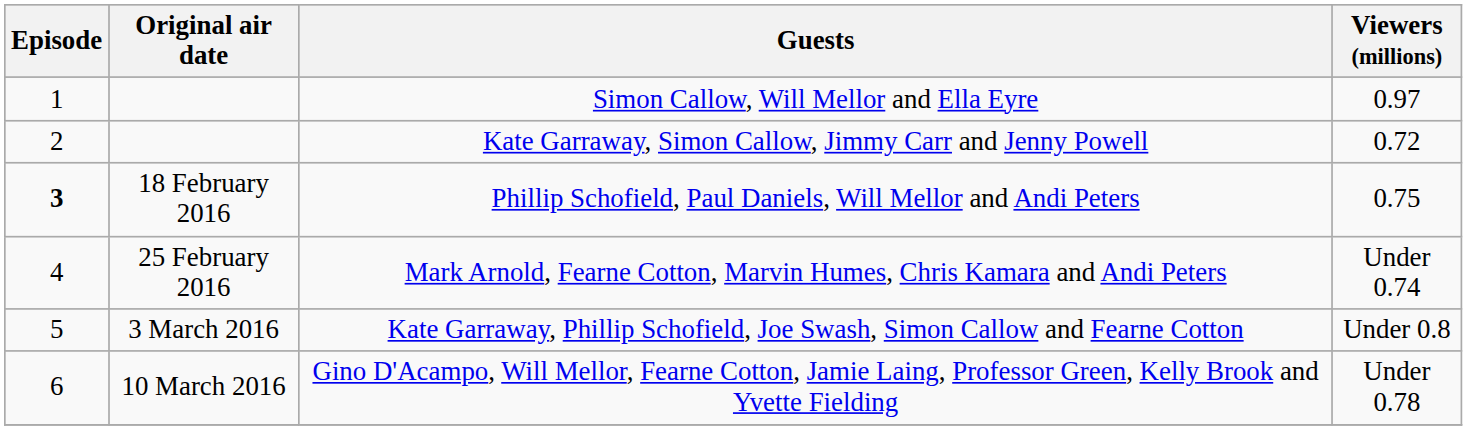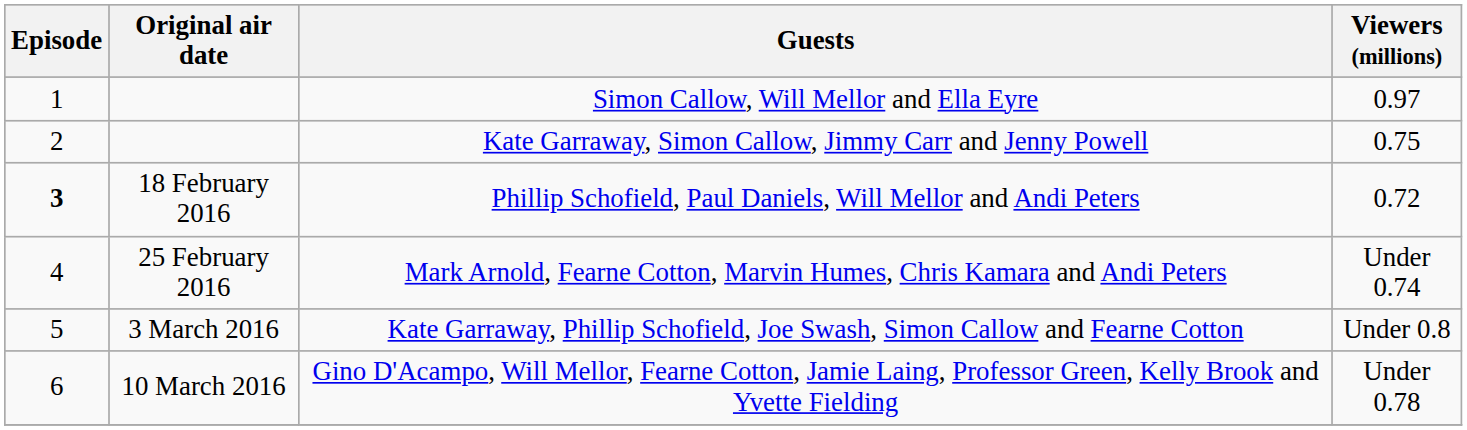(1397, 141) 0.72 -> (1397, 141) 0.75
(1397, 199) 0.75 -> (1397, 199) 0.72
